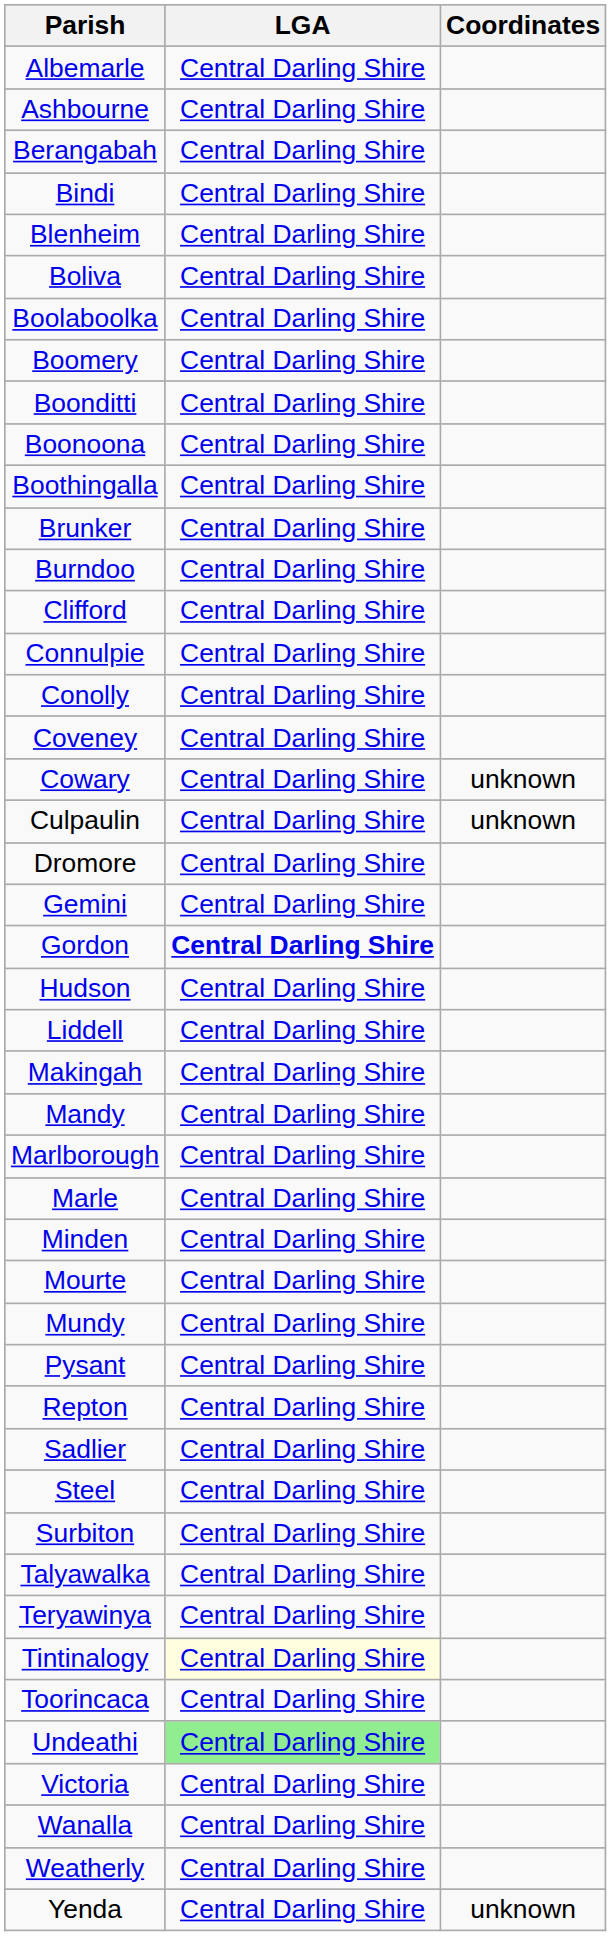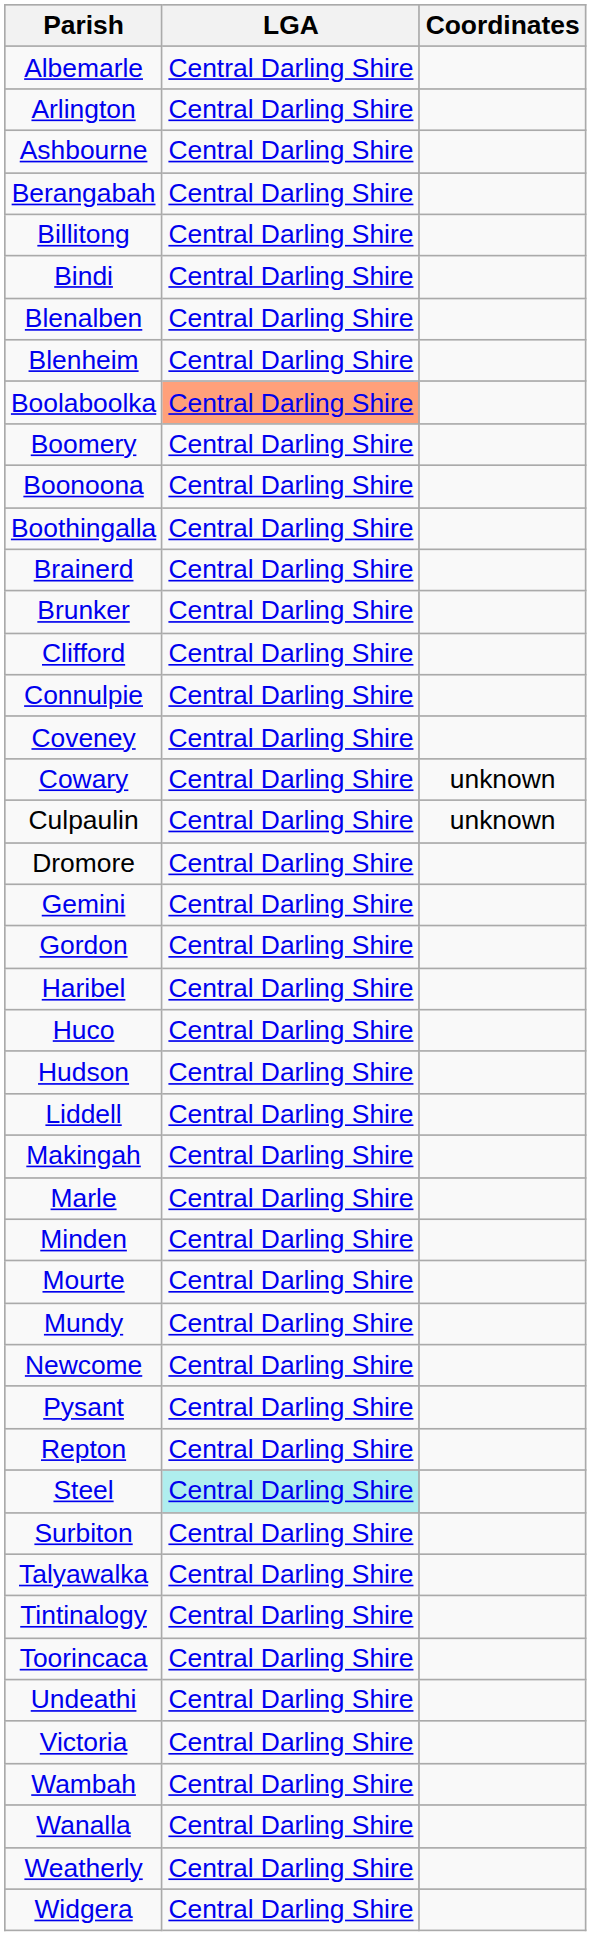+ row: (84, 109)
+ row: (84, 234)
+ row: (84, 318)
- row: (85, 276)
(303, 318) no background -> (291, 402) lightsalmon background
- row: (85, 402)
+ row: (84, 569)
- row: (85, 569)
- row: (85, 695)
(303, 946) bold -> (291, 946) normal
+ row: (84, 988)
+ row: (84, 1030)
- row: (85, 1114)
- row: (85, 1155)
+ row: (84, 1365)
- row: (85, 1448)
(303, 1490) no background -> (291, 1490) paleturquoise background
- row: (85, 1616)
(303, 1658) lightyellow background -> (291, 1616) no background
(303, 1742) lightgreen background -> (291, 1700) no background
+ row: (84, 1783)
+ row: (84, 1909)
- row: (85, 1909)
